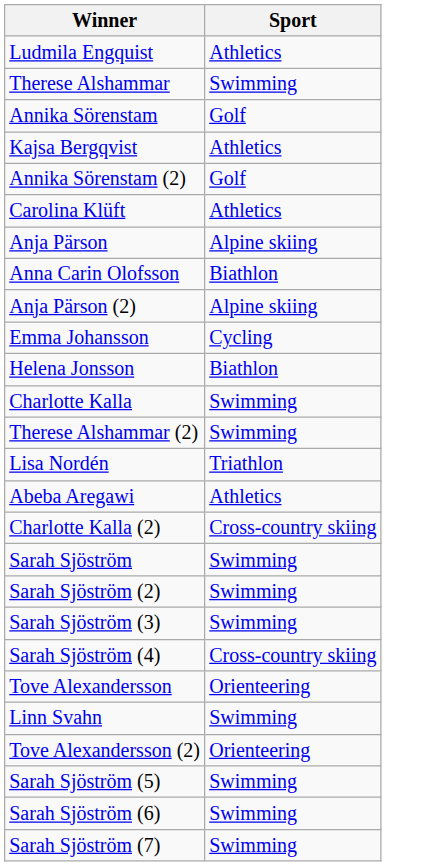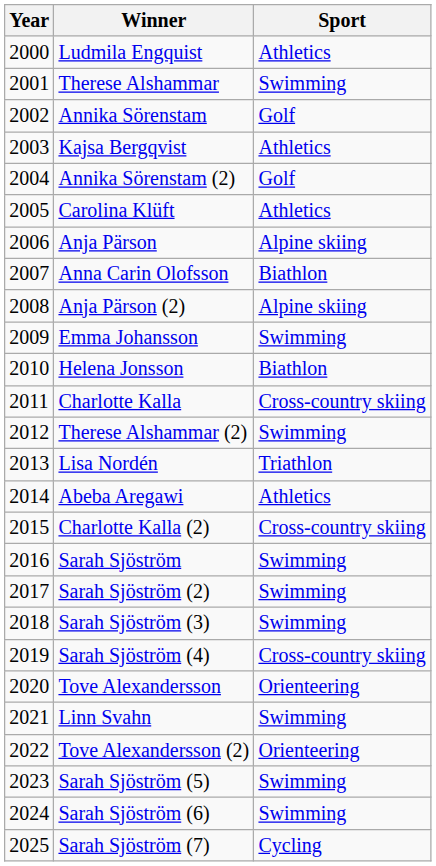+ column: (29, 20)
(241, 337) Cycling -> (302, 337) Swimming
(253, 400) Swimming -> (342, 400) Cross-country skiing
(253, 845) Swimming -> (290, 845) Cycling
